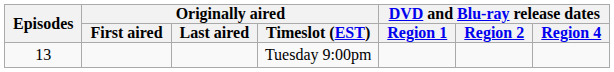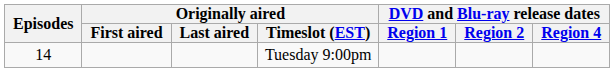(43, 55) 13 -> (43, 55) 14
